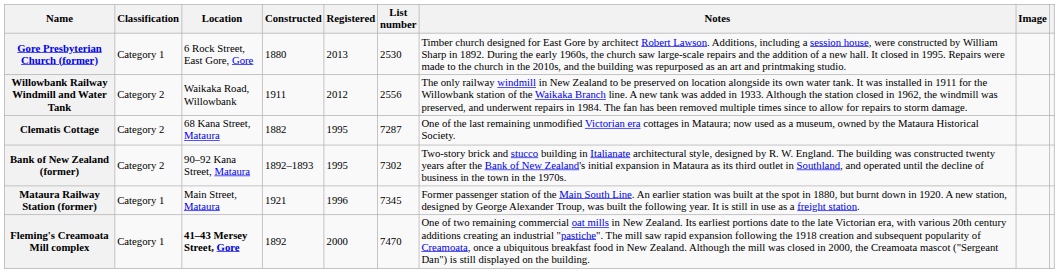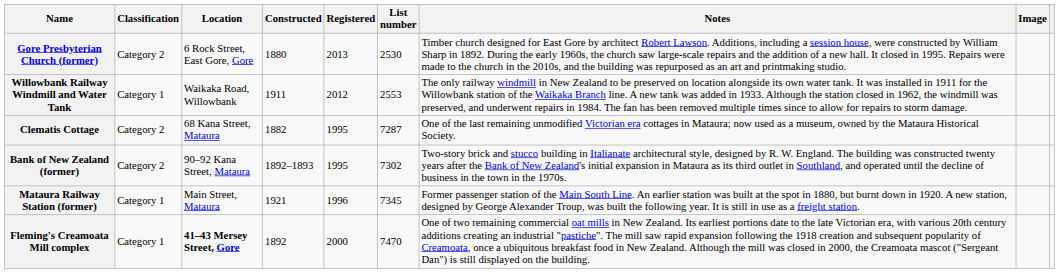(141, 54) Category 1 -> (141, 54) Category 2
(141, 95) Category 2 -> (141, 95) Category 1
(391, 95) 2556 -> (391, 95) 2553
